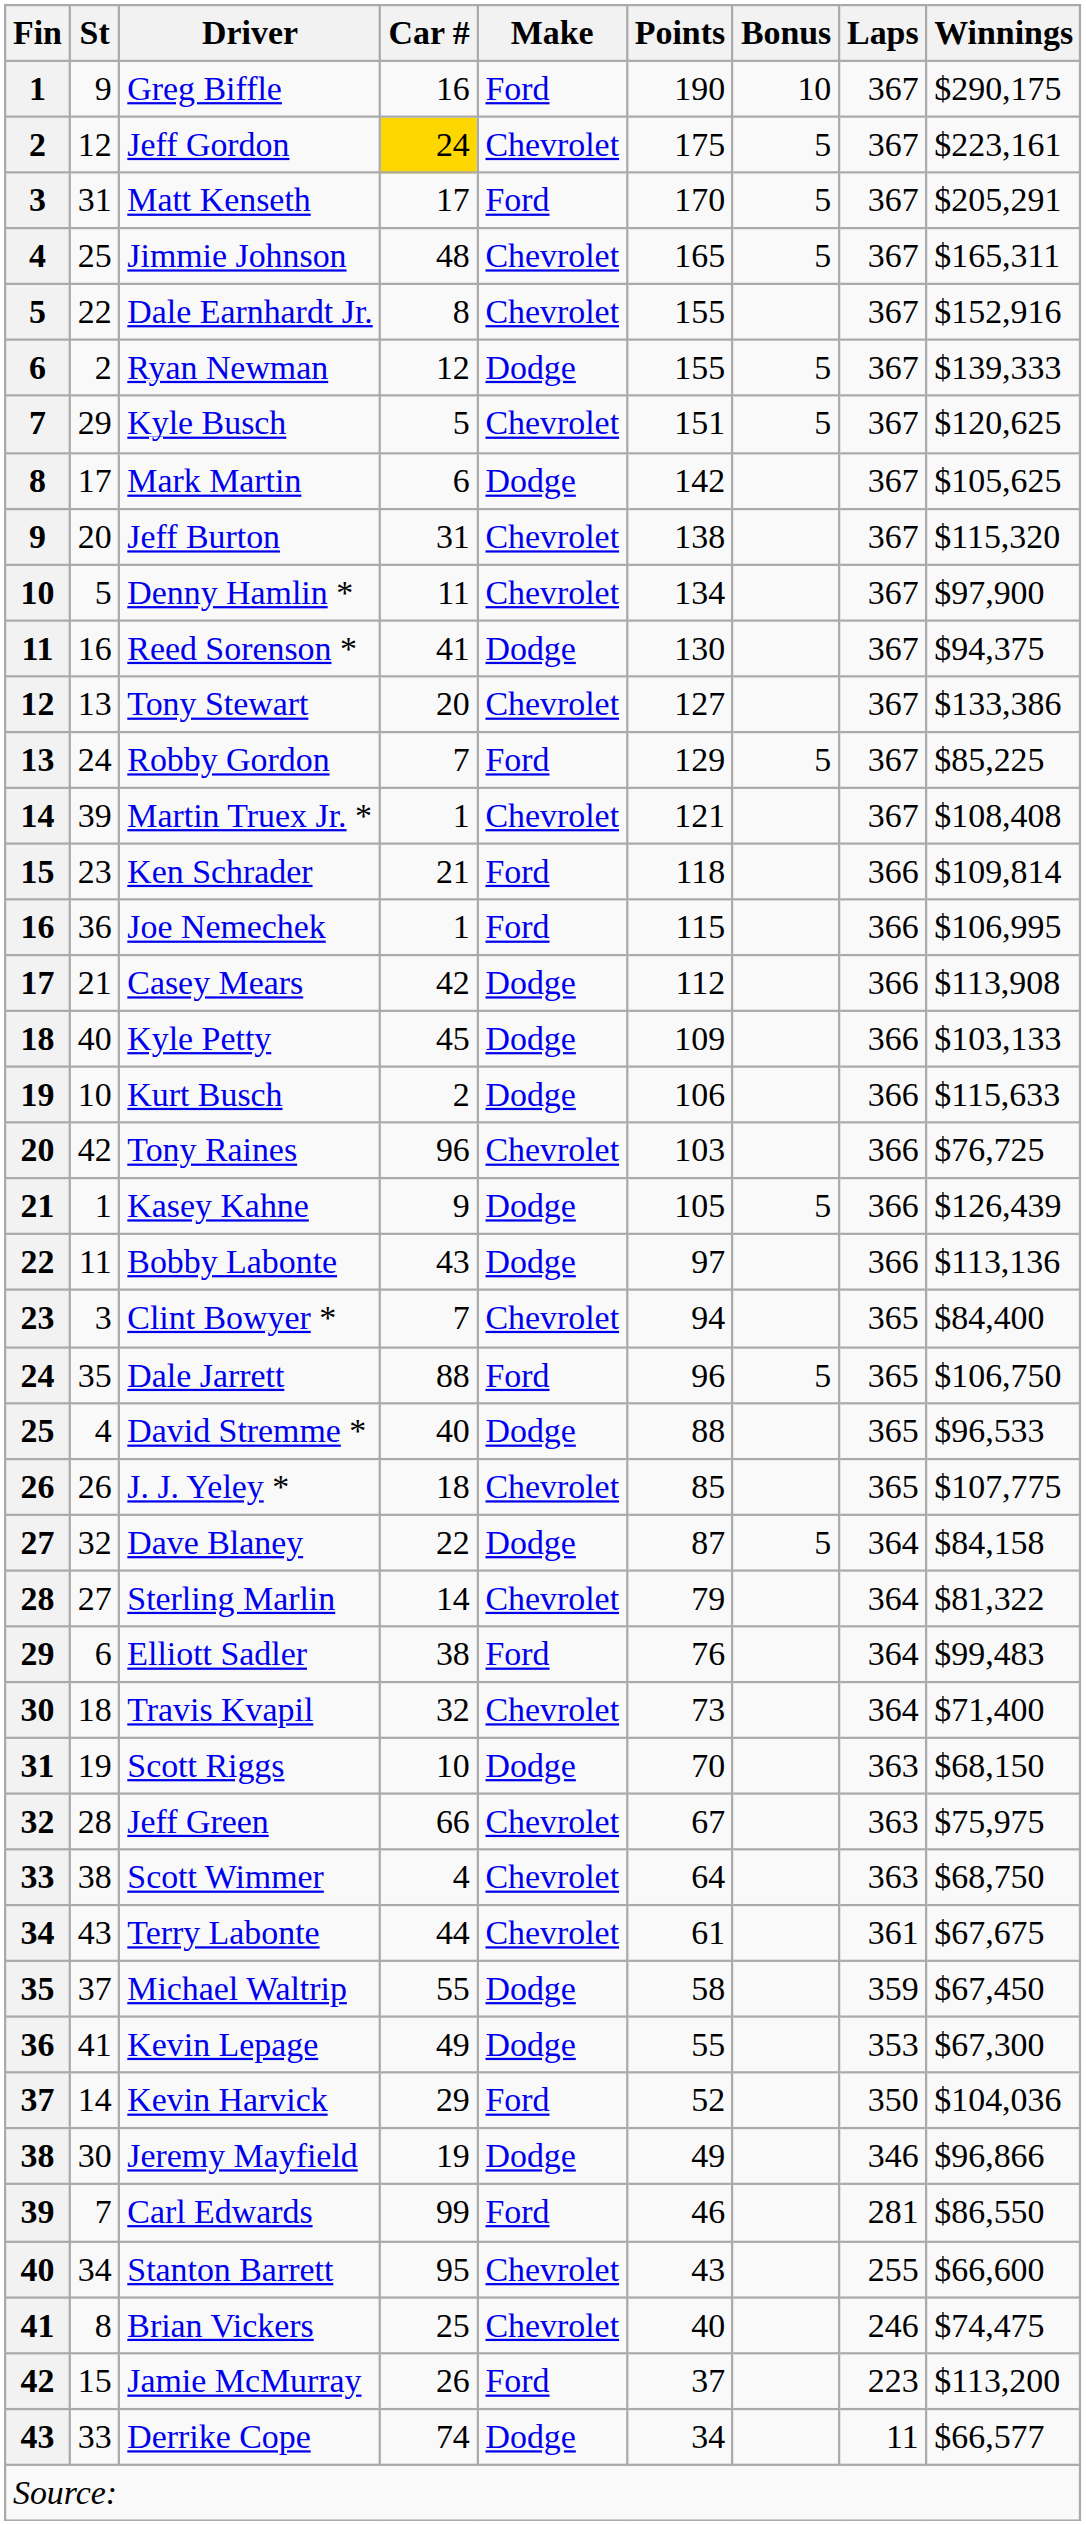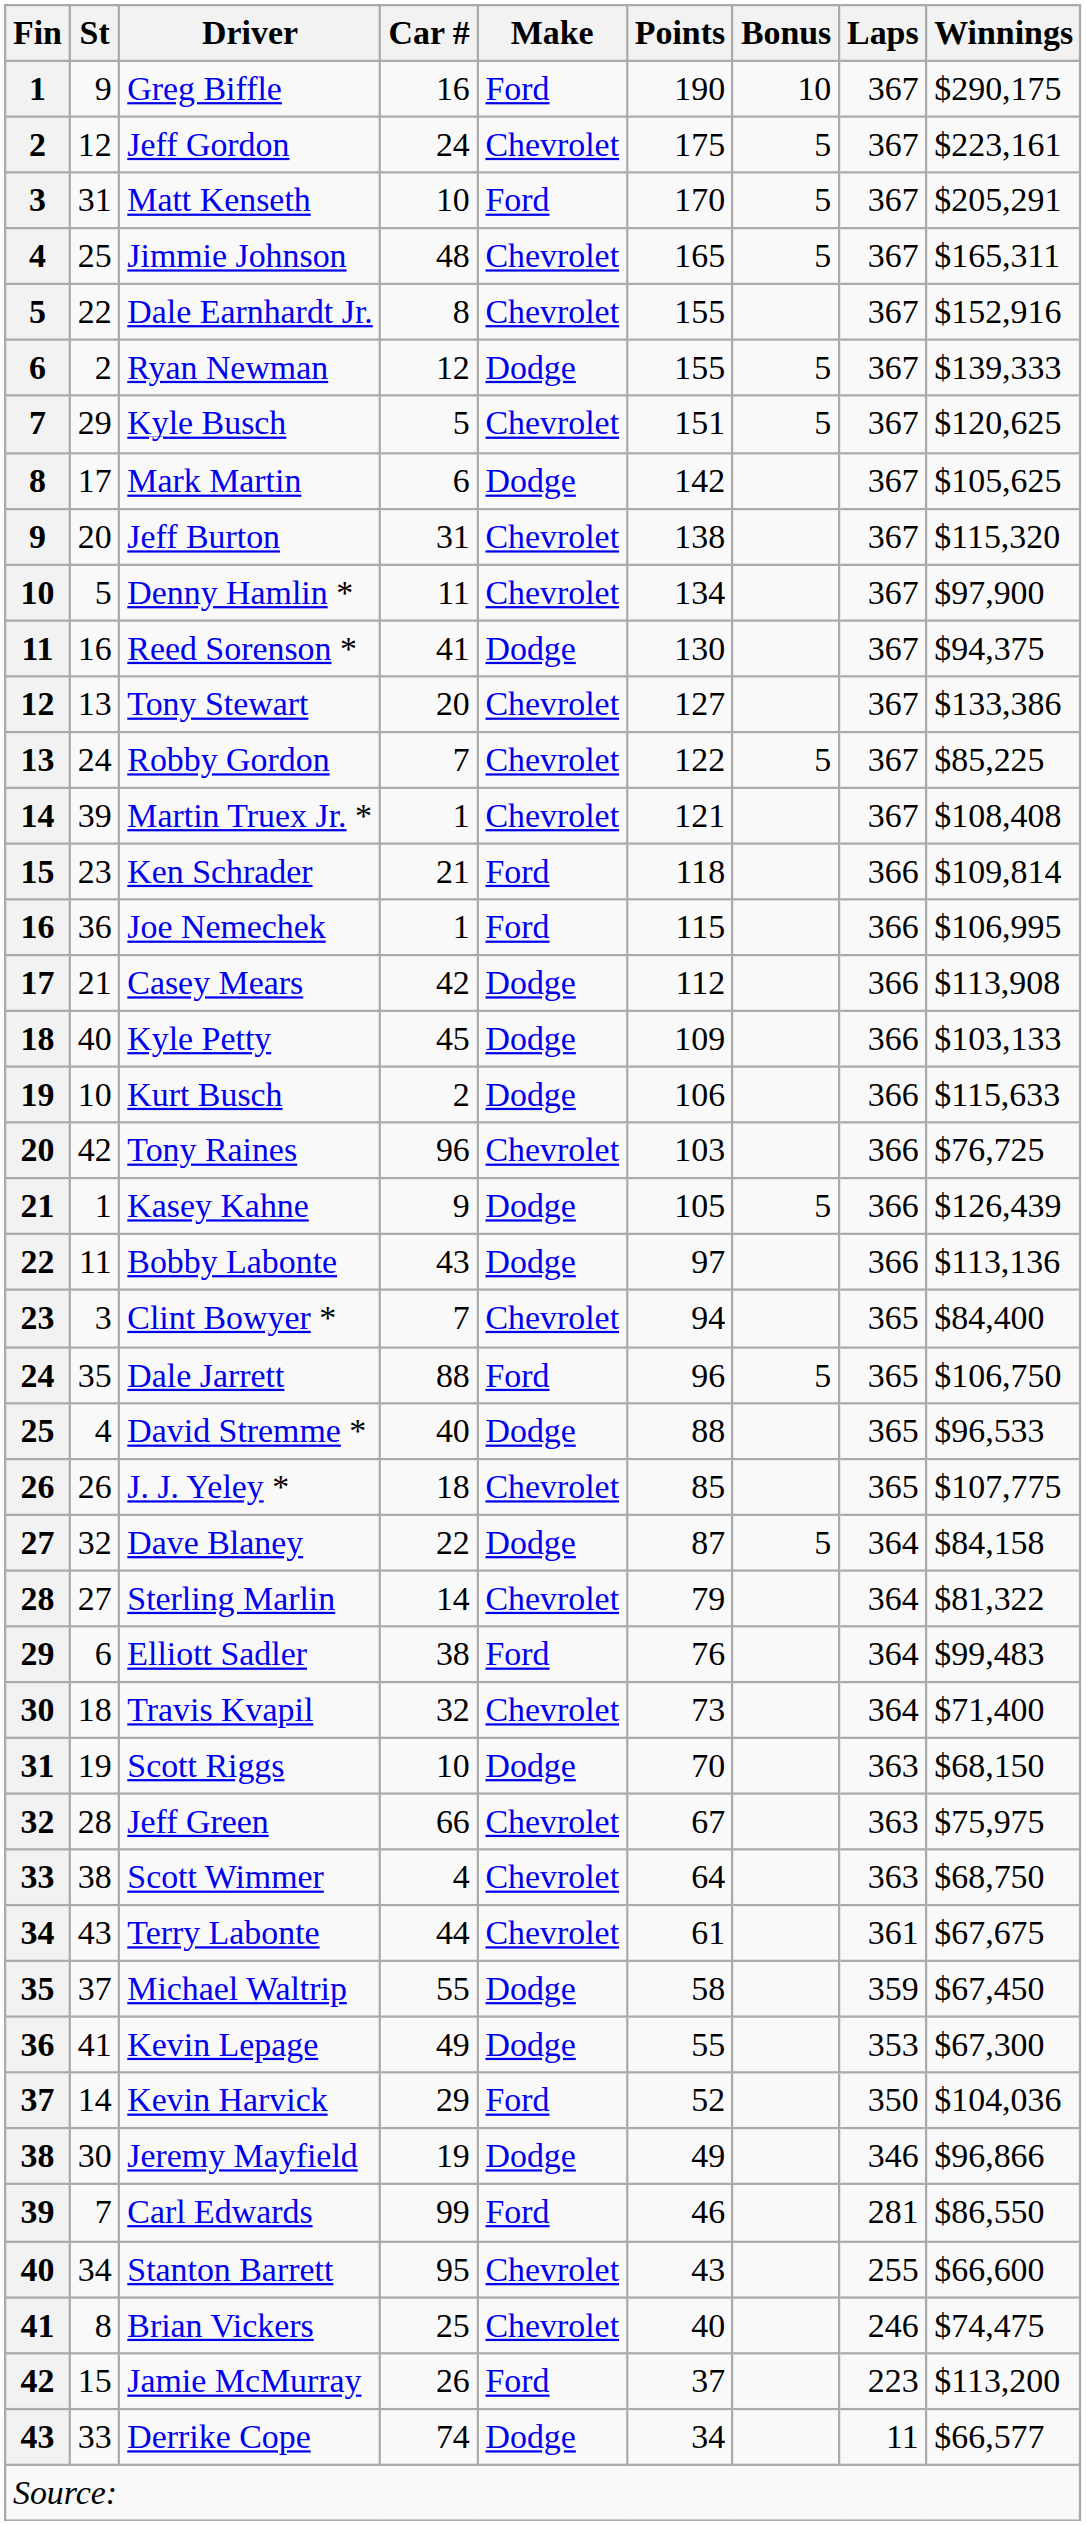(453, 144) gold background -> (453, 144) no background
(453, 200) 17 -> (453, 200) 10
(518, 759) Ford -> (552, 759) Chevrolet
(700, 759) 129 -> (700, 759) 122
